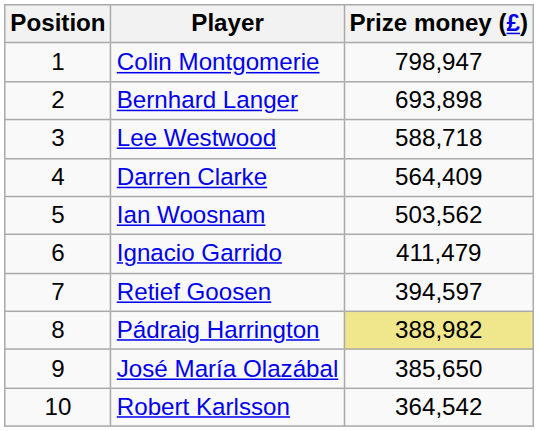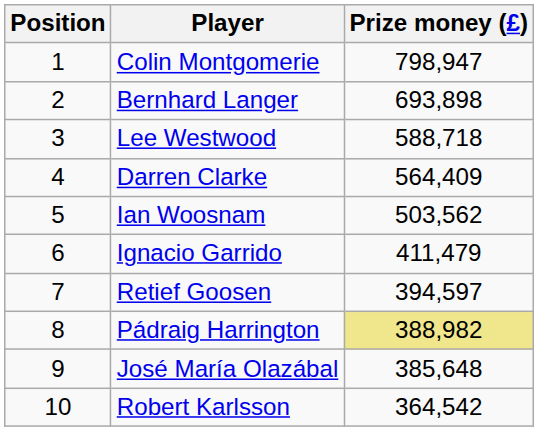(439, 368) 385,650 -> (439, 368) 385,648
